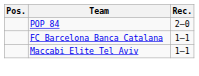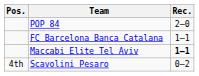(182, 51) normal -> (182, 51) bold
+ row: (69, 64)
